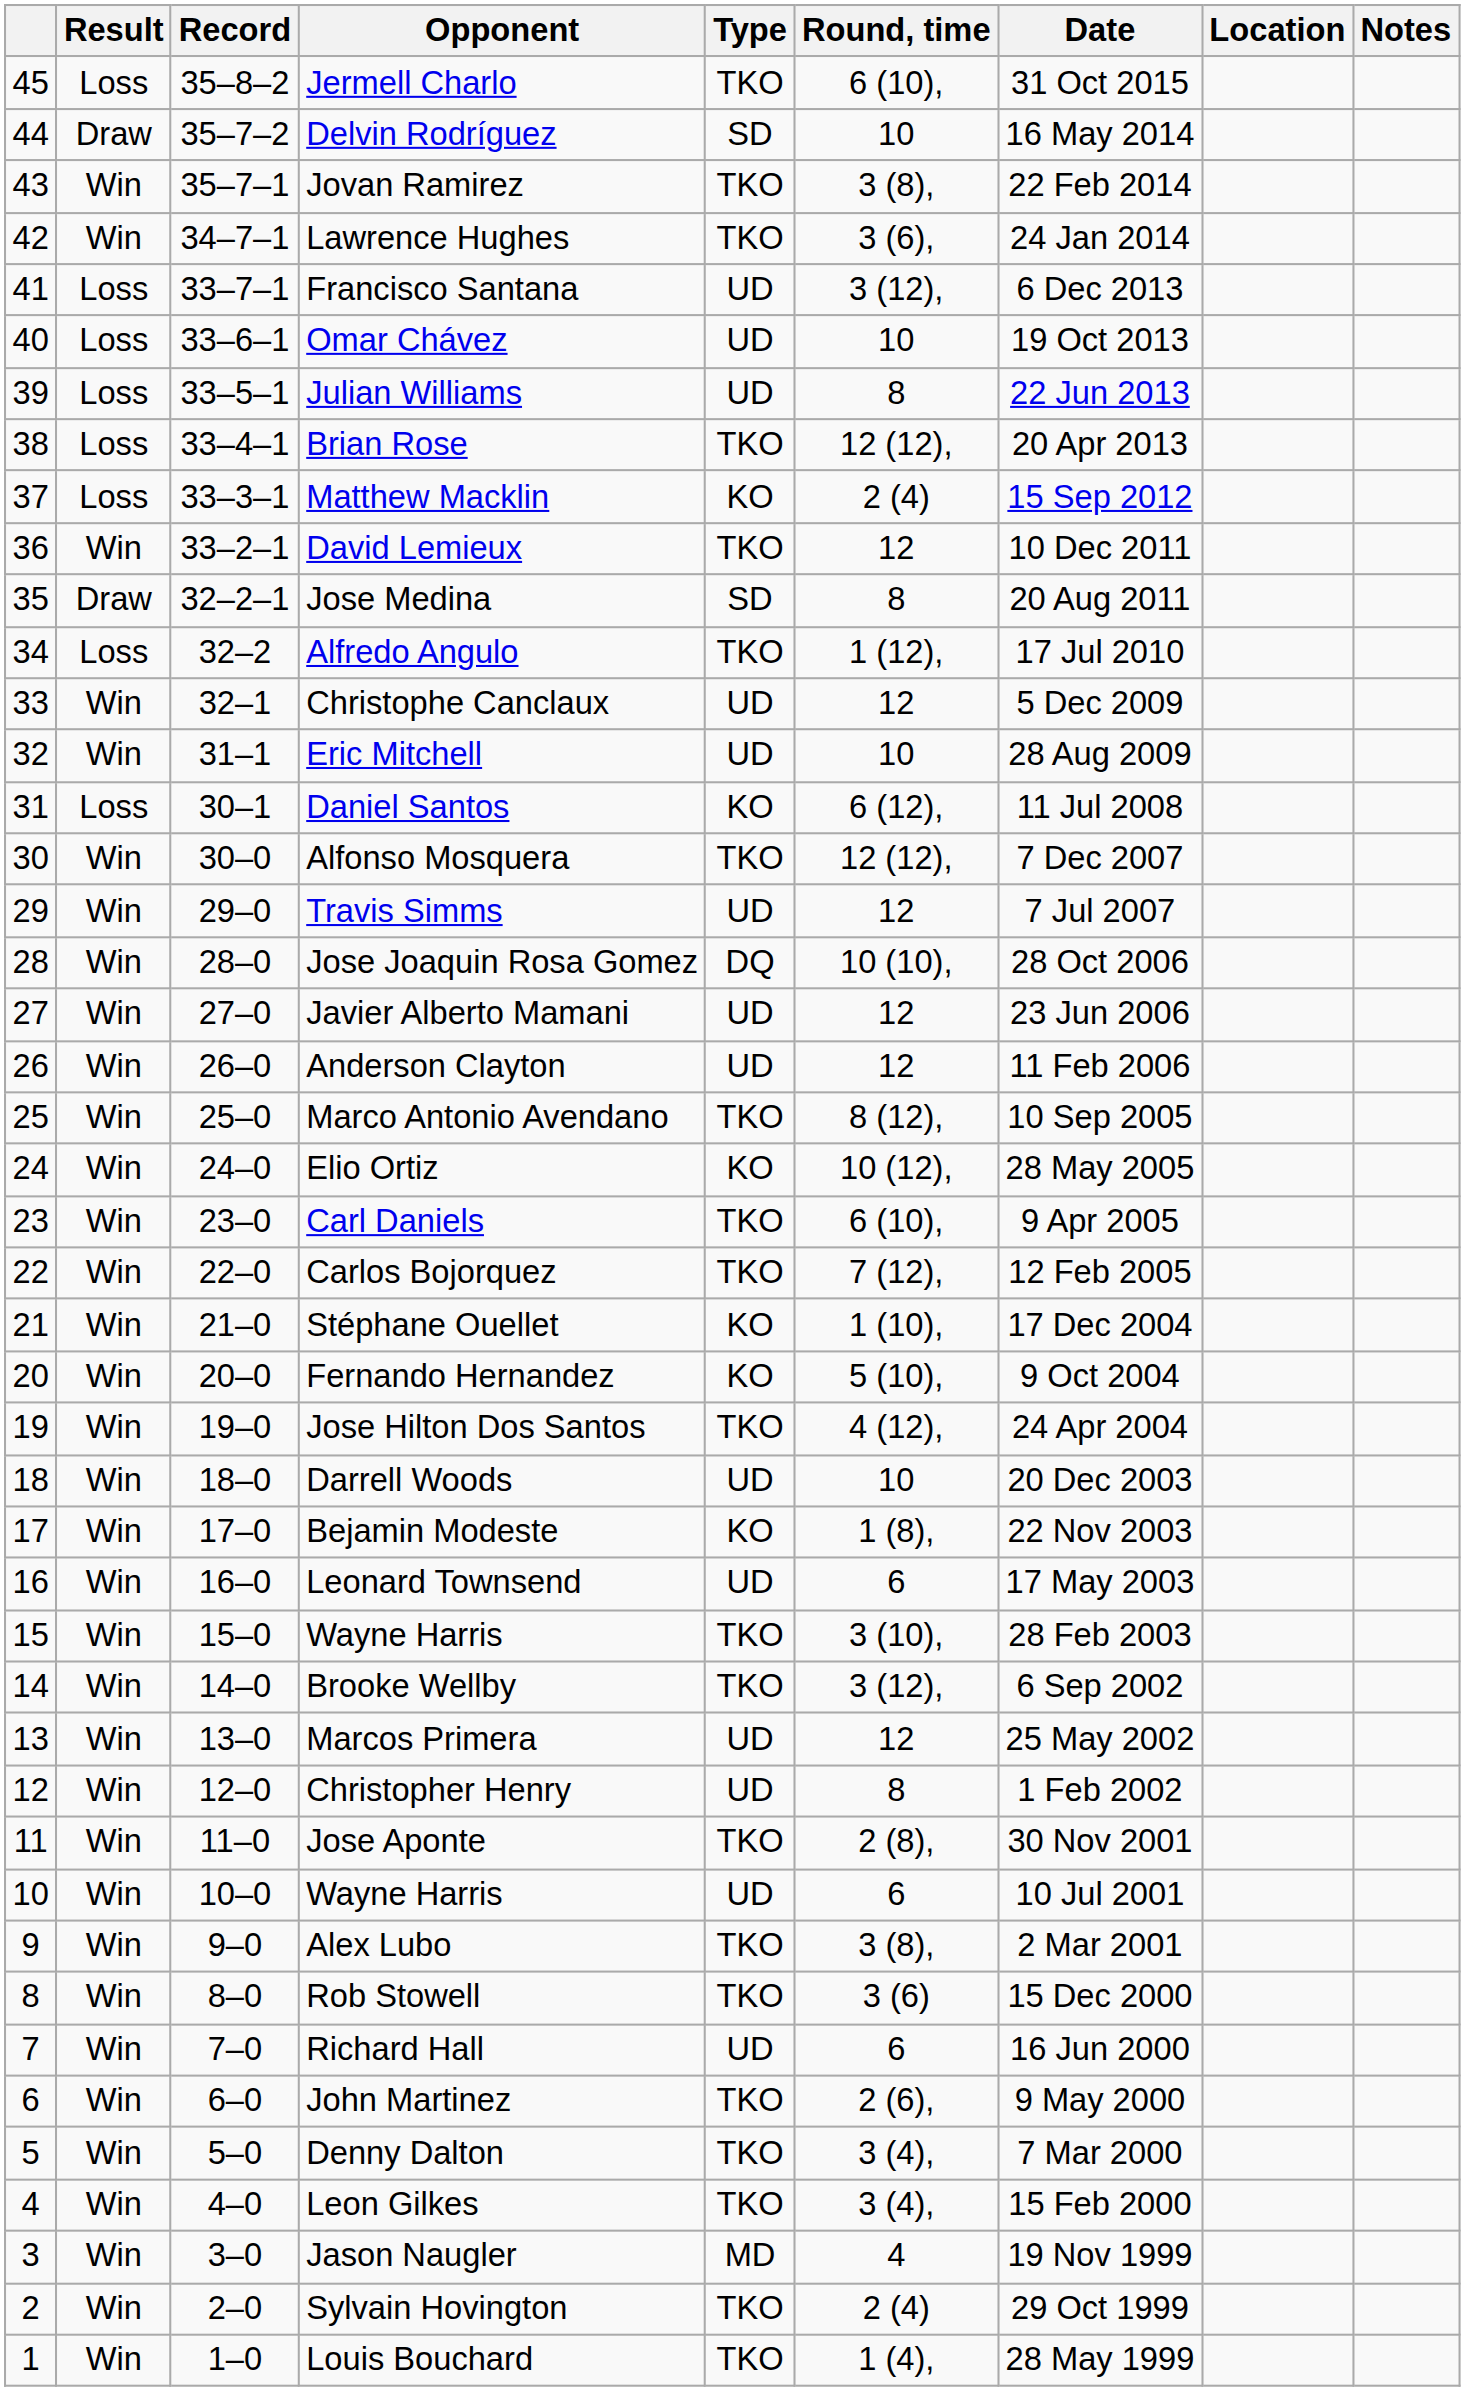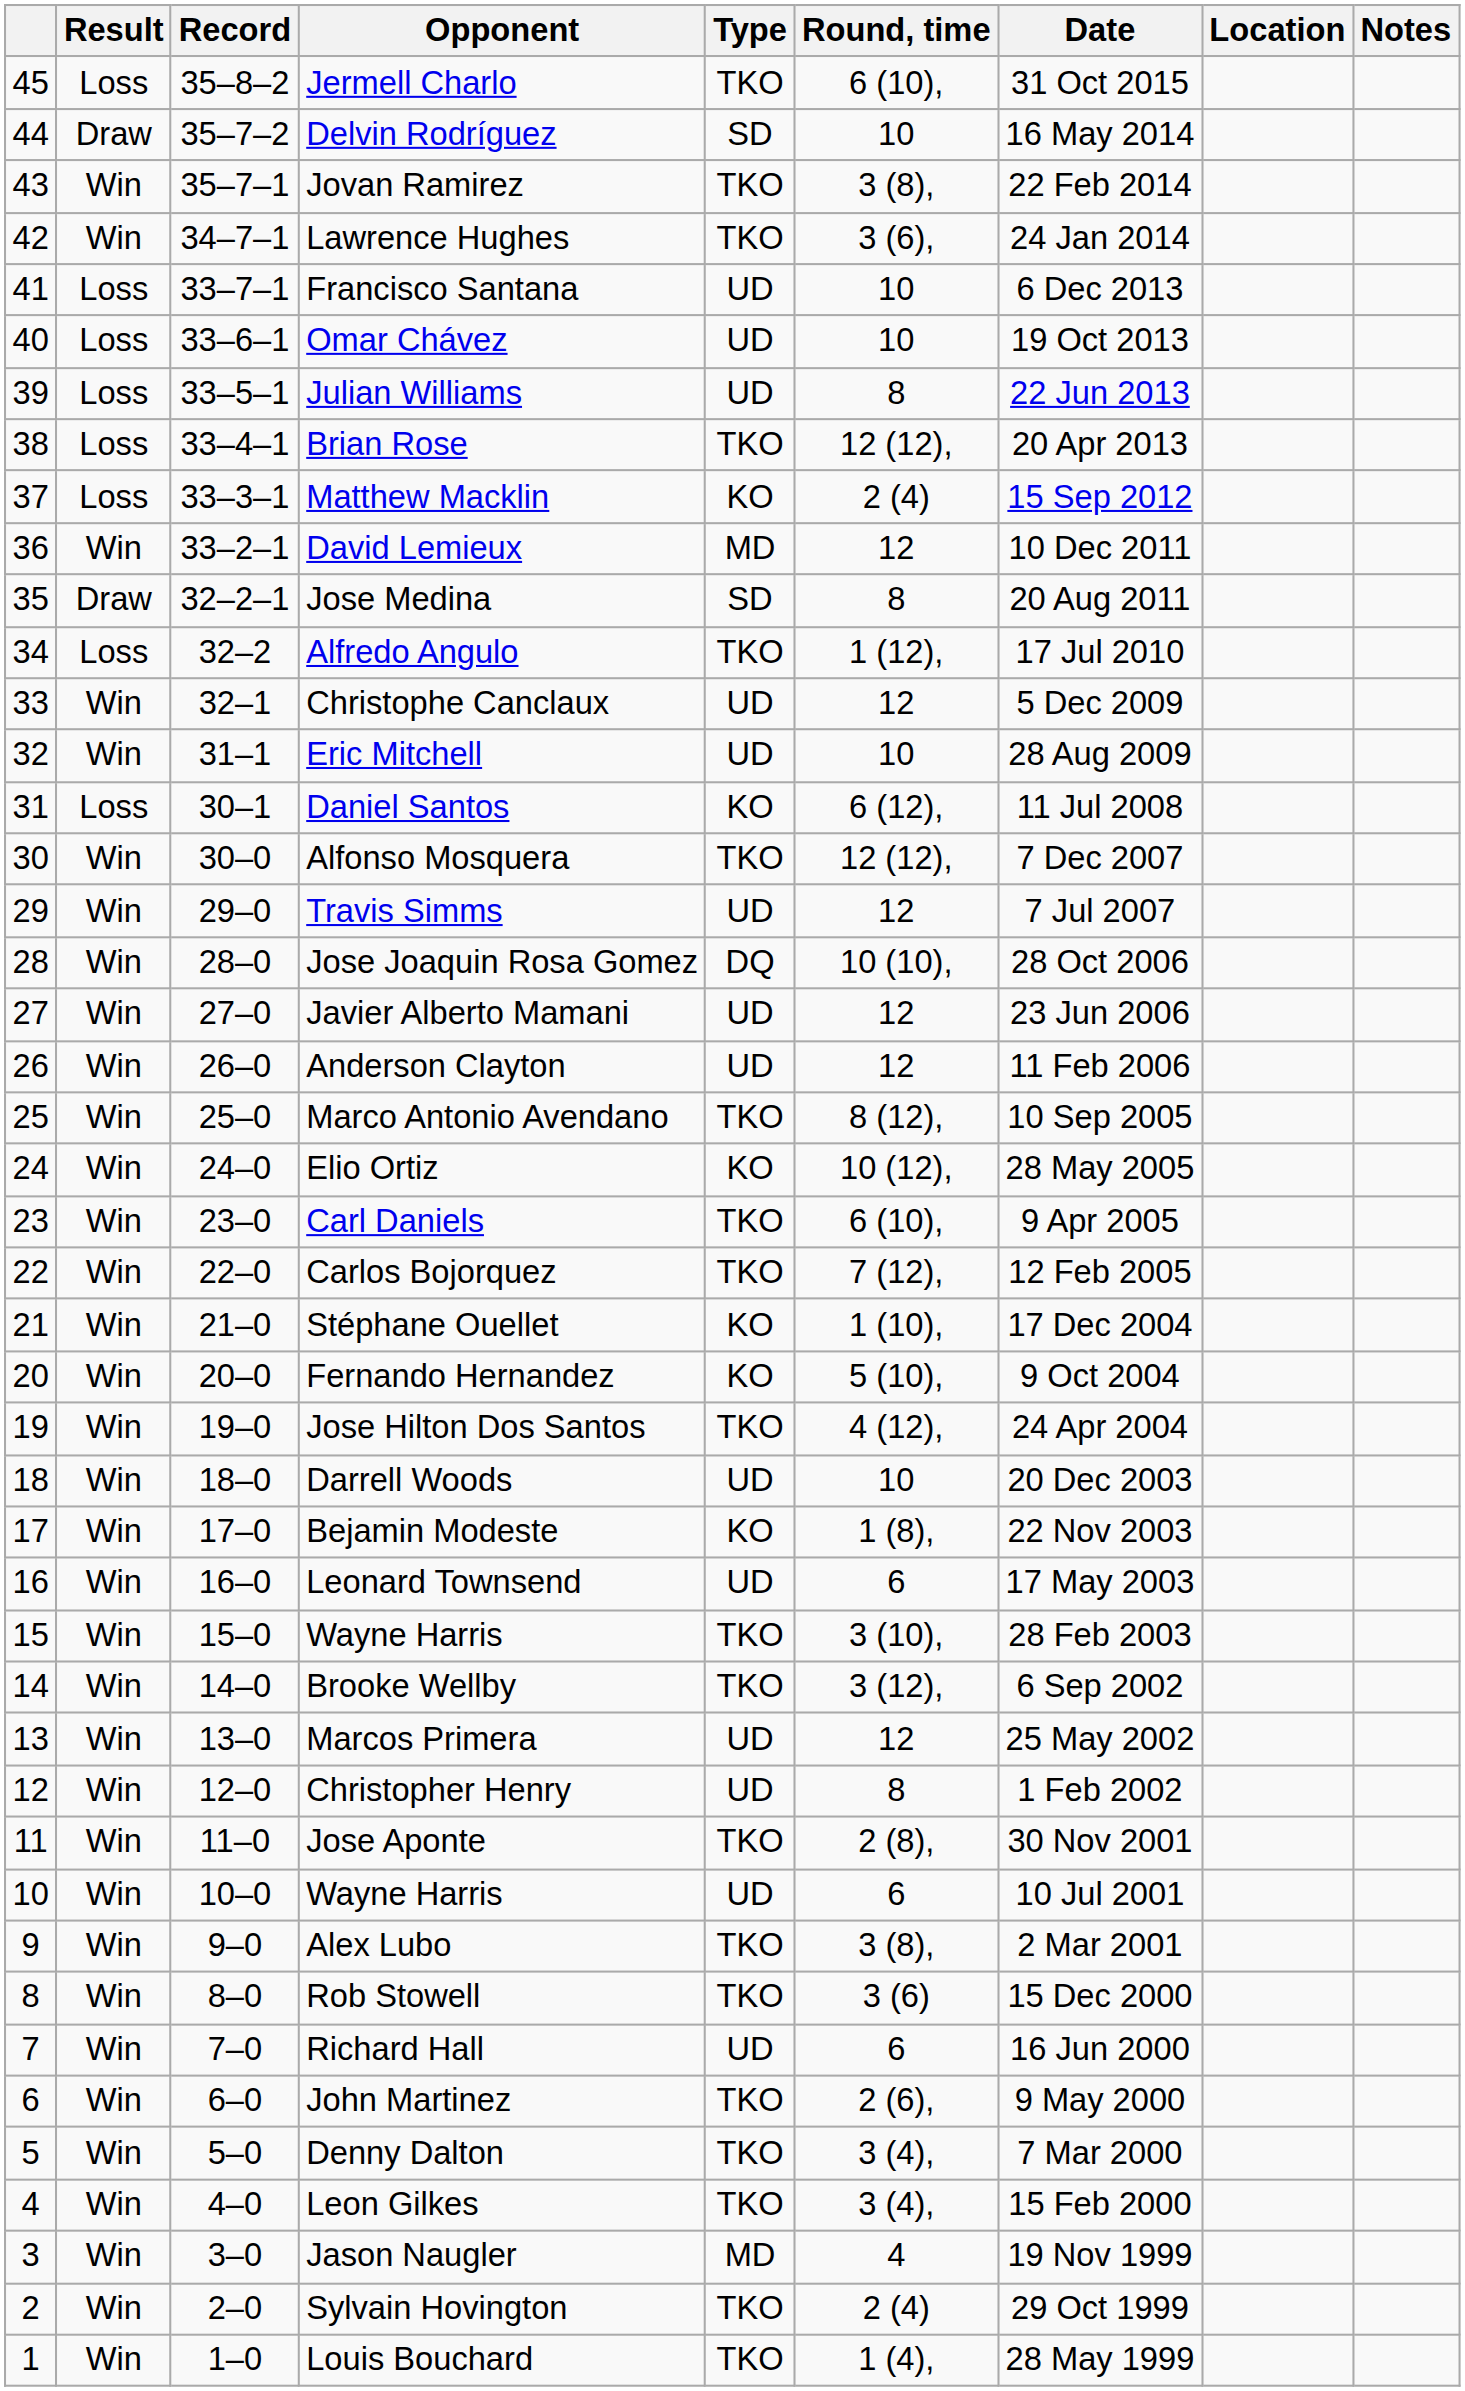(896, 289) 3 (12), -> (896, 289) 10
(750, 548) TKO -> (750, 548) MD
